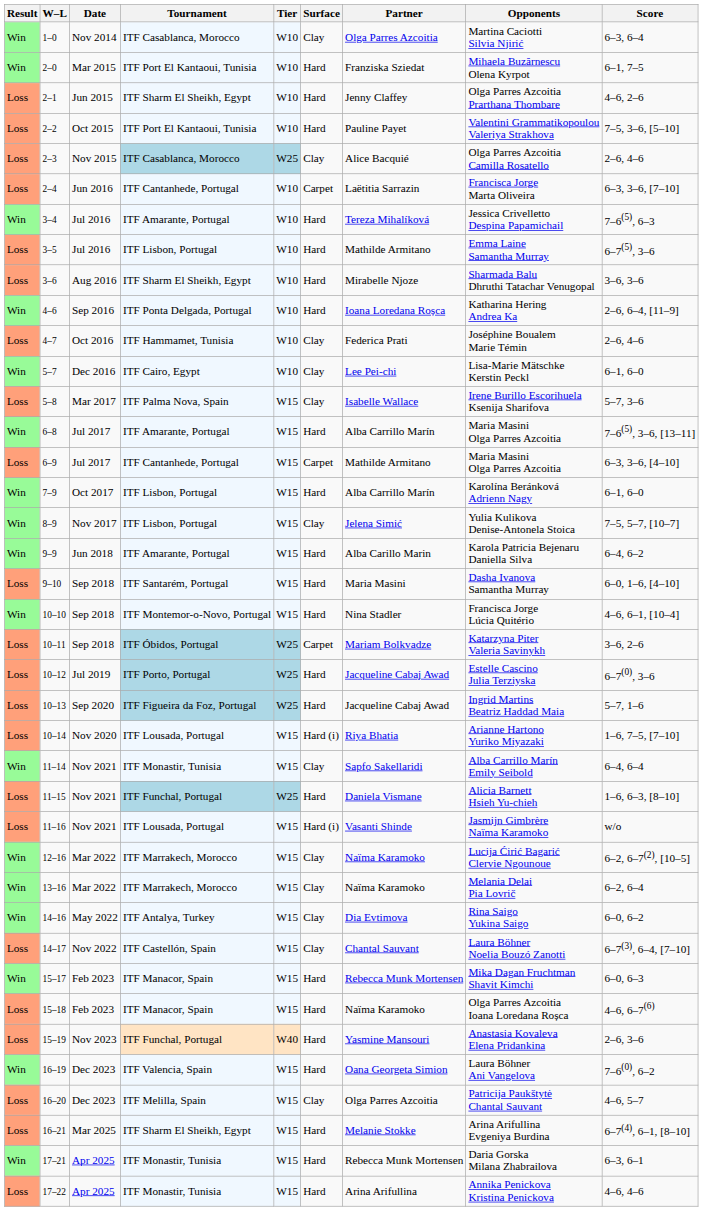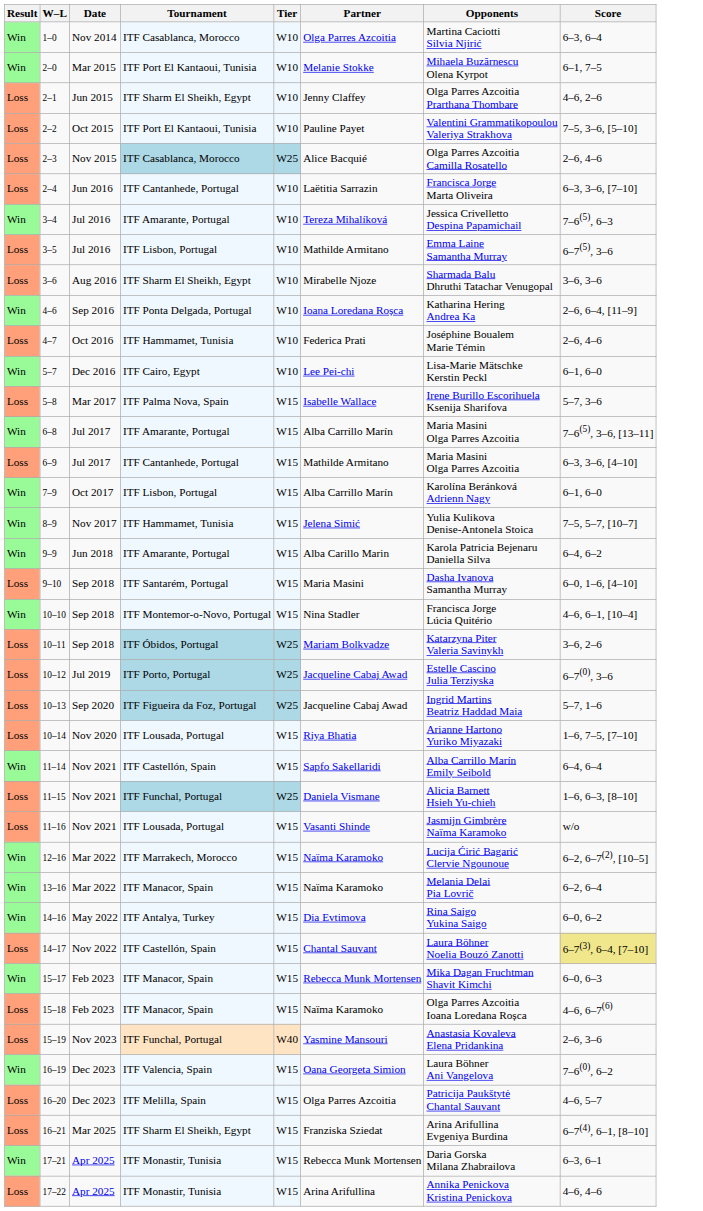- column: (322, 13)
(385, 67) Franziska Sziedat -> (338, 67) Melanie Stokke
(170, 523) ITF Lisbon, Portugal -> (178, 523) ITF Hammamet, Tunisia
(172, 766) ITF Monastir, Tunisia -> (169, 766) ITF Castellón, Spain
(180, 887) ITF Marrakech, Morocco -> (168, 887) ITF Manacor, Spain
(647, 948) no background -> (605, 948) khaki background
(380, 1130) Melanie Stokke -> (343, 1130) Franziska Sziedat
